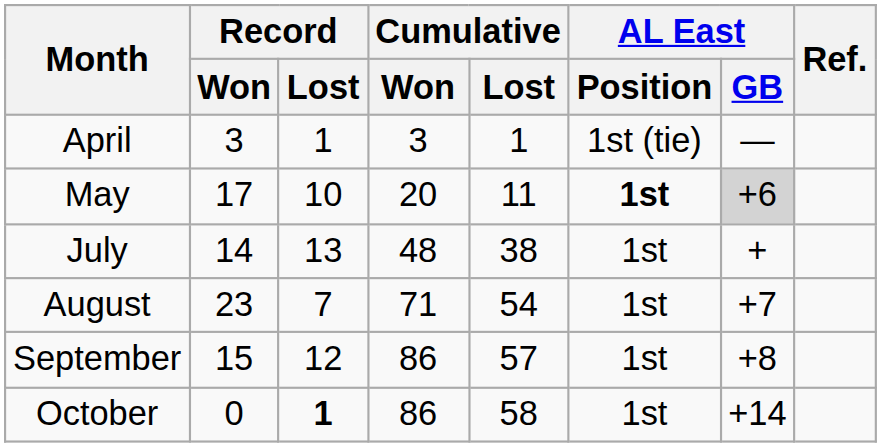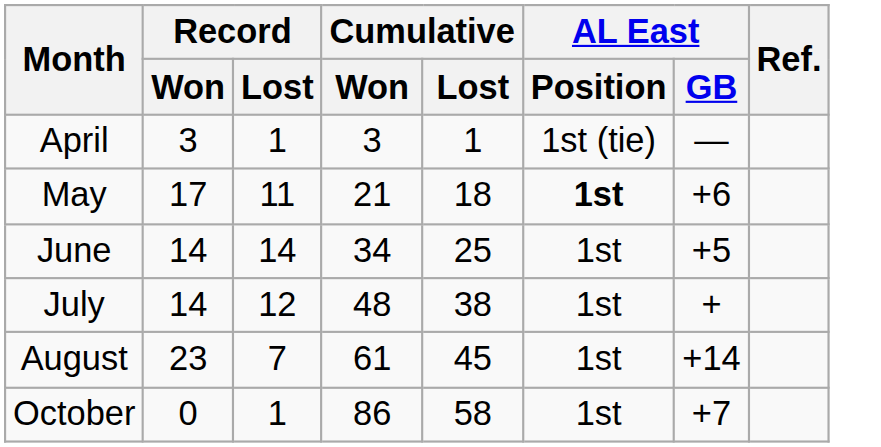(323, 195) 10 -> (277, 195) 11
(418, 195) 20 -> (372, 195) 21
(519, 195) 11 -> (473, 195) 18
(757, 195) lightgrey background -> (711, 195) no background
+ row: (74, 250)
(323, 250) 13 -> (277, 304) 12
(418, 304) 71 -> (372, 359) 61
(519, 304) 54 -> (473, 359) 45
(757, 304) +7 -> (711, 359) +14
- row: (97, 359)
(323, 413) bold -> (277, 413) normal
(757, 413) +14 -> (711, 413) +7
